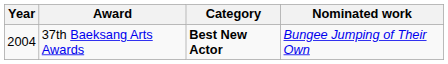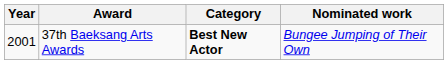(22, 42) 2004 -> (22, 42) 2001
